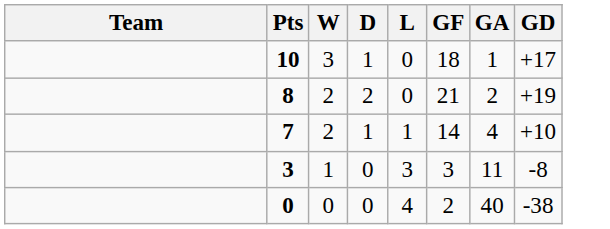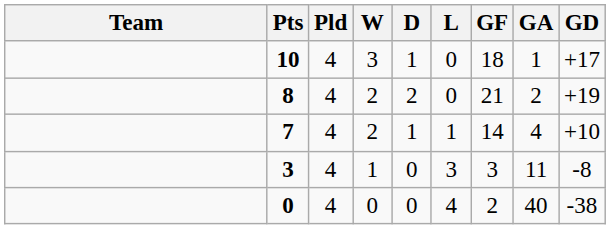+ column: (331, 22)
